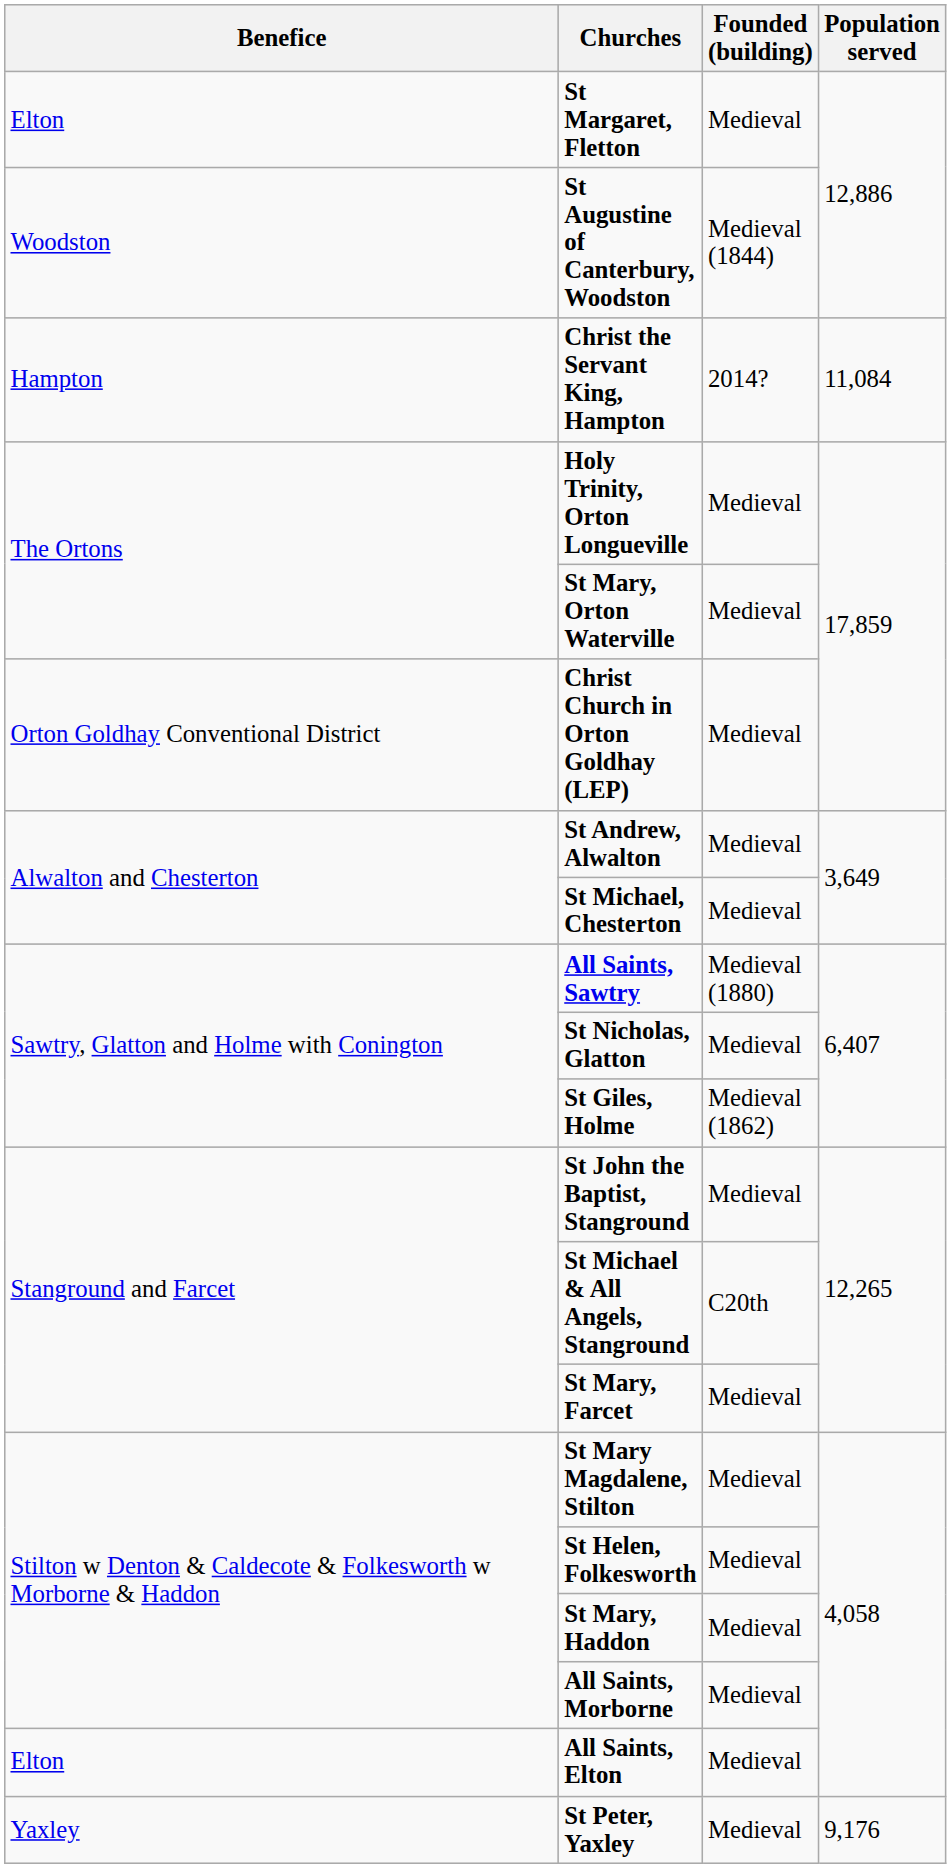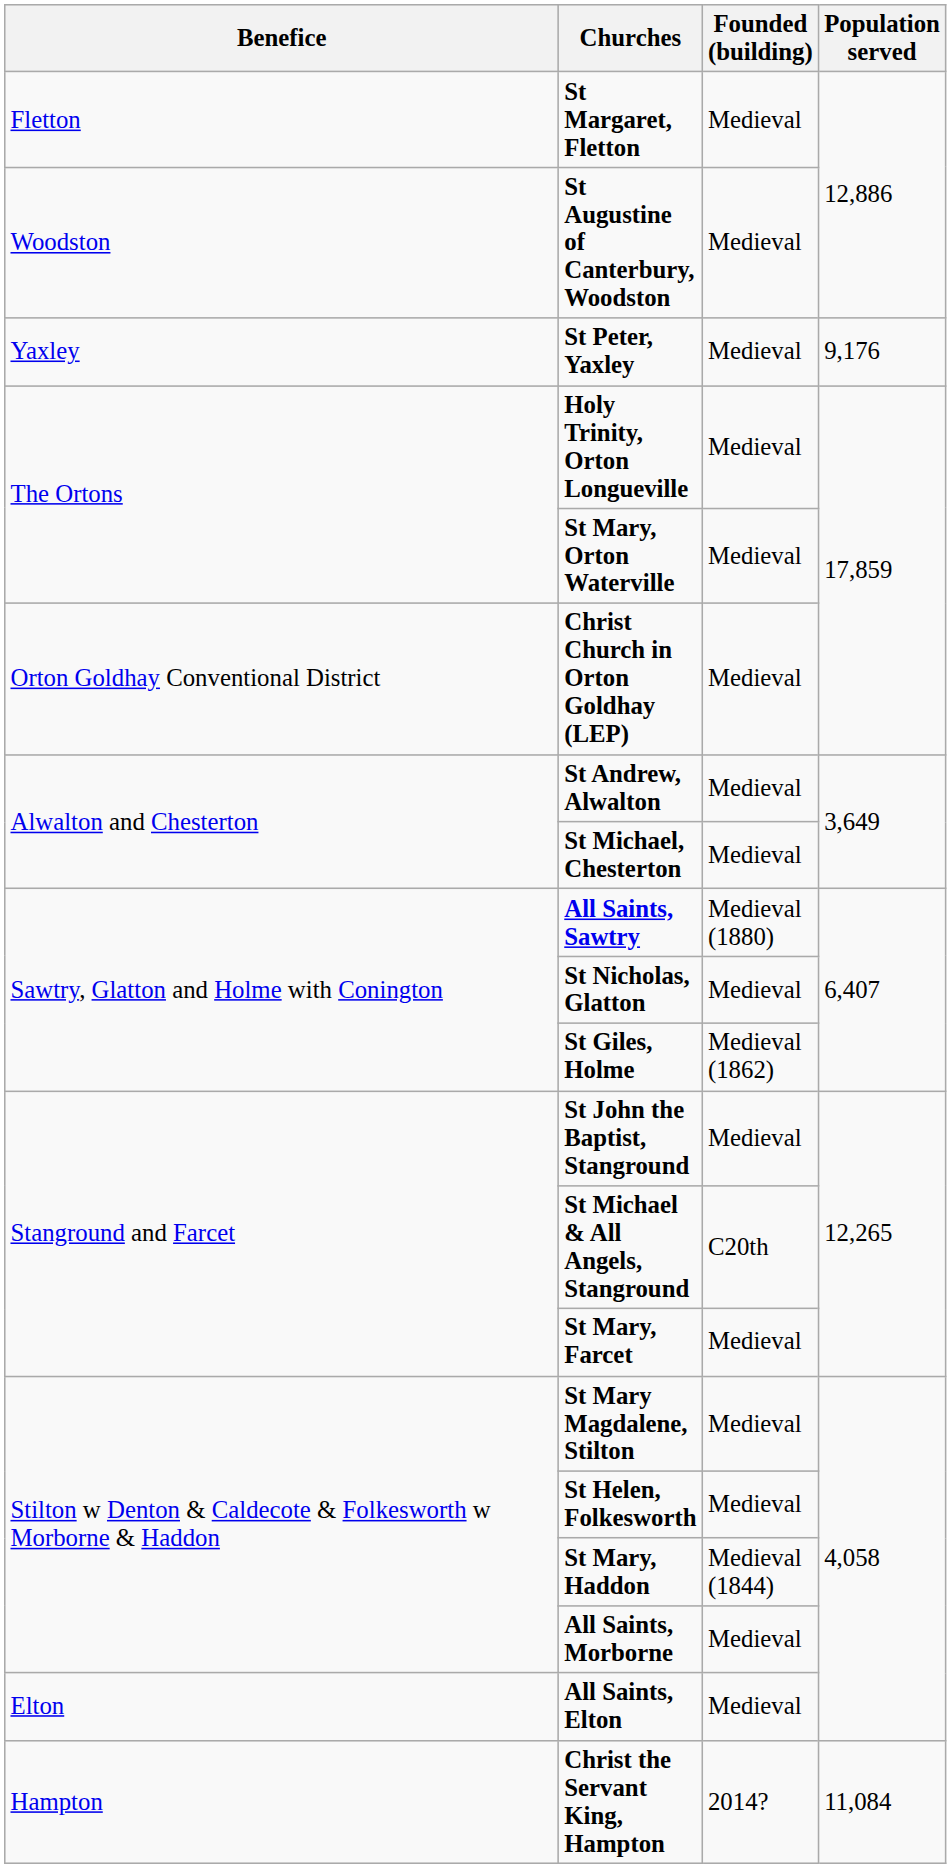(37, 119) Elton -> (46, 119) Fletton
(755, 242) Medieval (1844) -> (755, 242) Medieval
rows swapped: (618, 379) <-> (609, 1829)
(755, 1627) Medieval -> (755, 1571) Medieval (1844)
